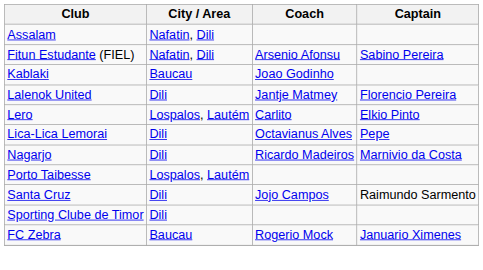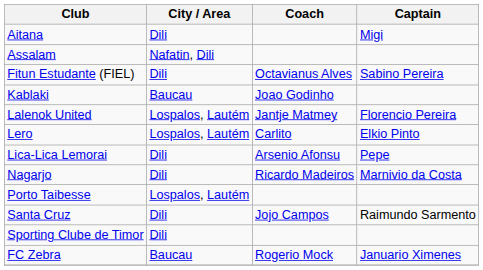+ row: (25, 34)
(182, 54) Nafatin, Dili -> (158, 74) Dili
(298, 54) Arsenio Afonsu -> (304, 74) Octavianus Alves
(158, 94) Dili -> (199, 114) Lospalos, Lautém
(304, 134) Octavianus Alves -> (298, 154) Arsenio Afonsu
